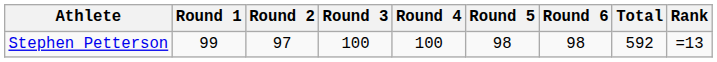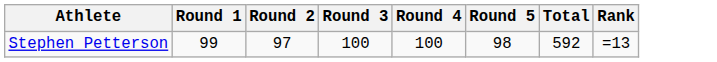- column: (576, 18)
